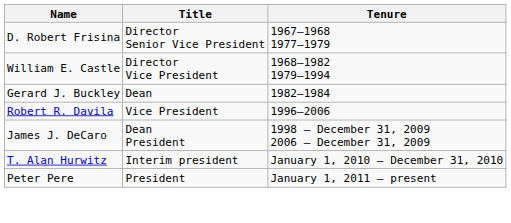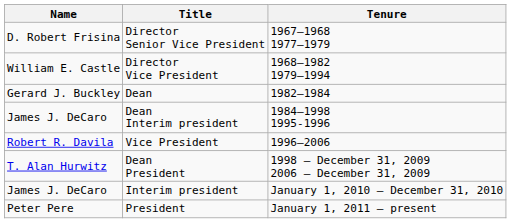+ row: (182, 117)
(57, 135) James J. DeCaro -> (57, 166) T. Alan Hurwitz
(57, 160) T. Alan Hurwitz -> (57, 190) James J. DeCaro
